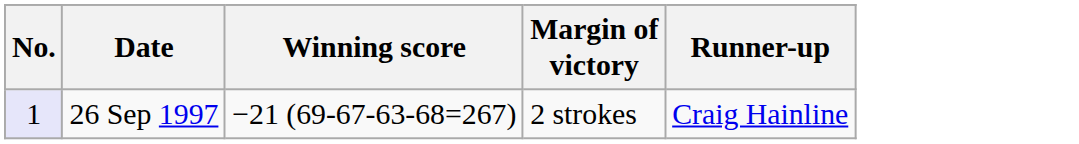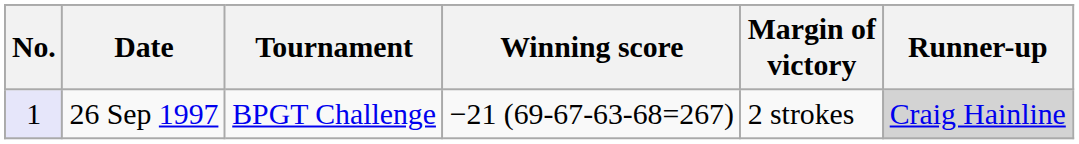+ column: (334, 46)
(760, 113) no background -> (978, 113) lightgrey background
